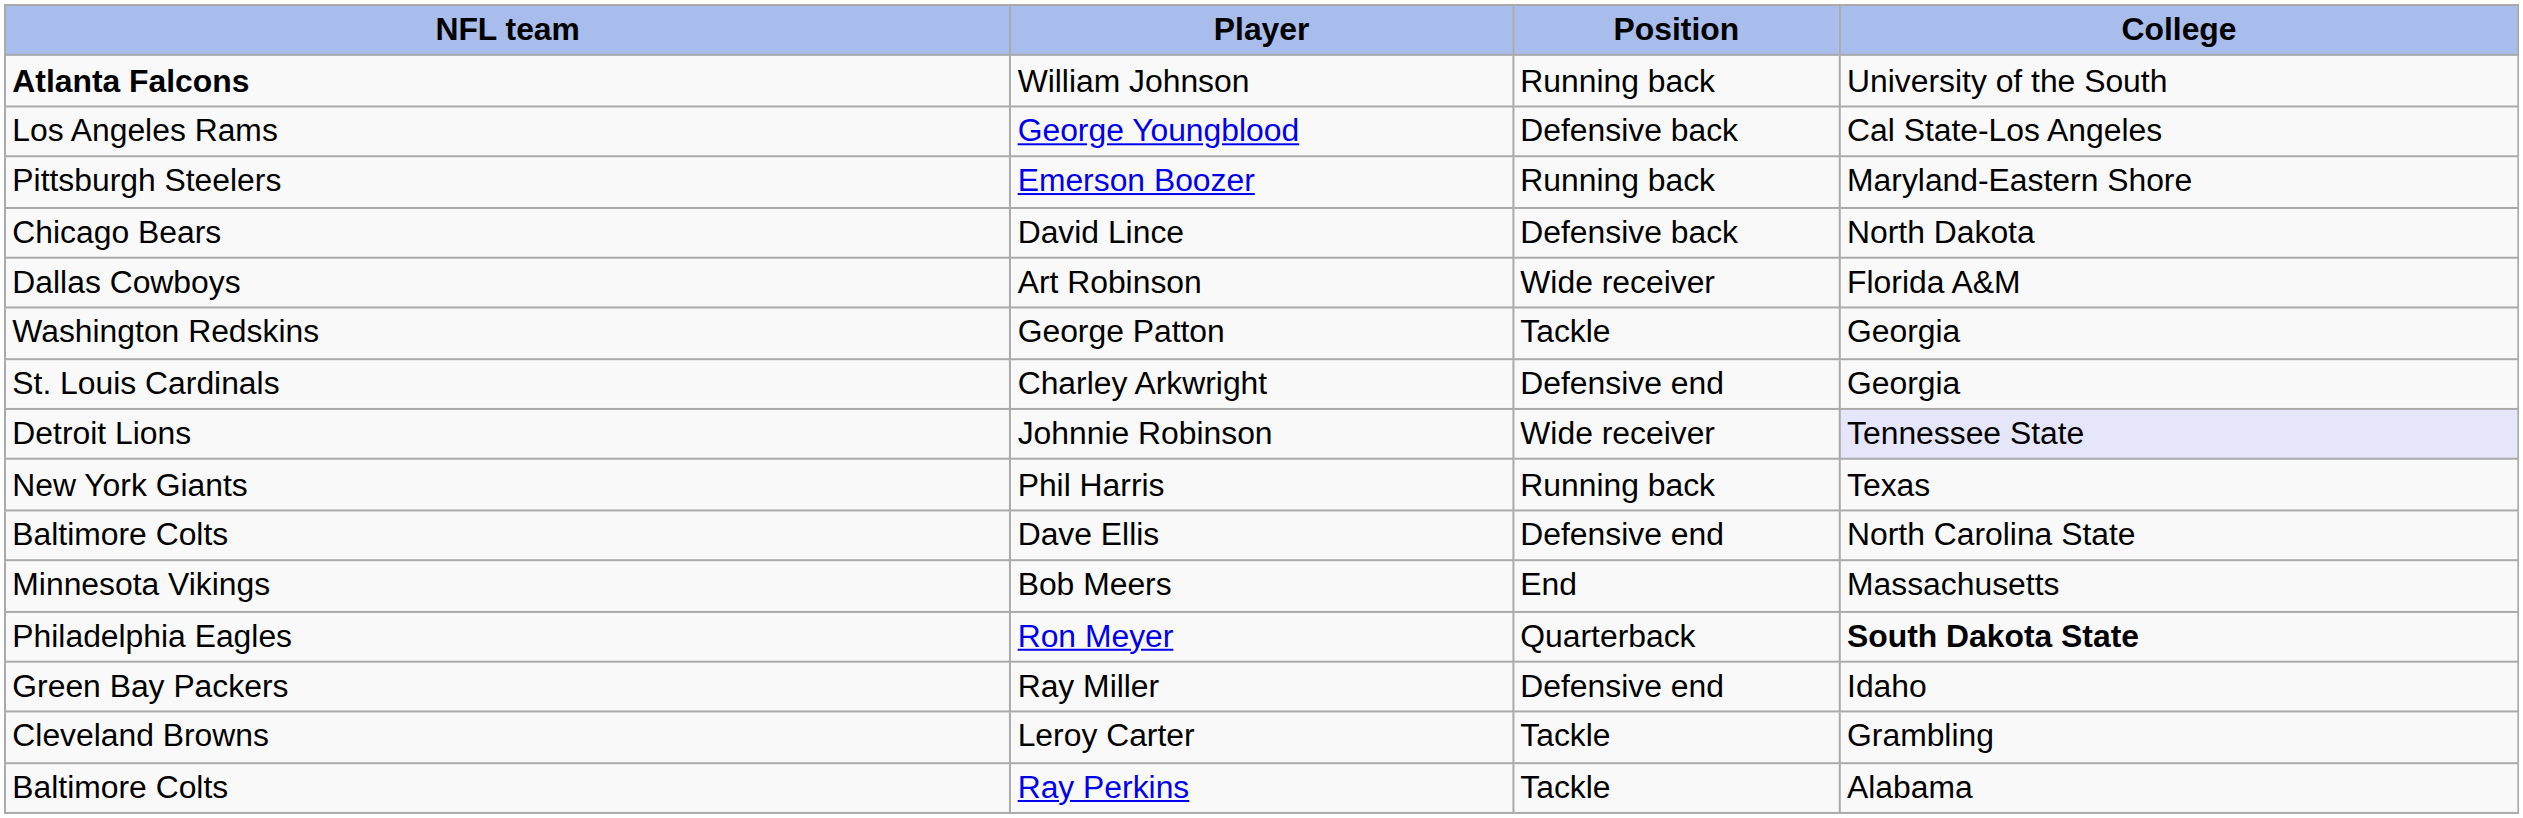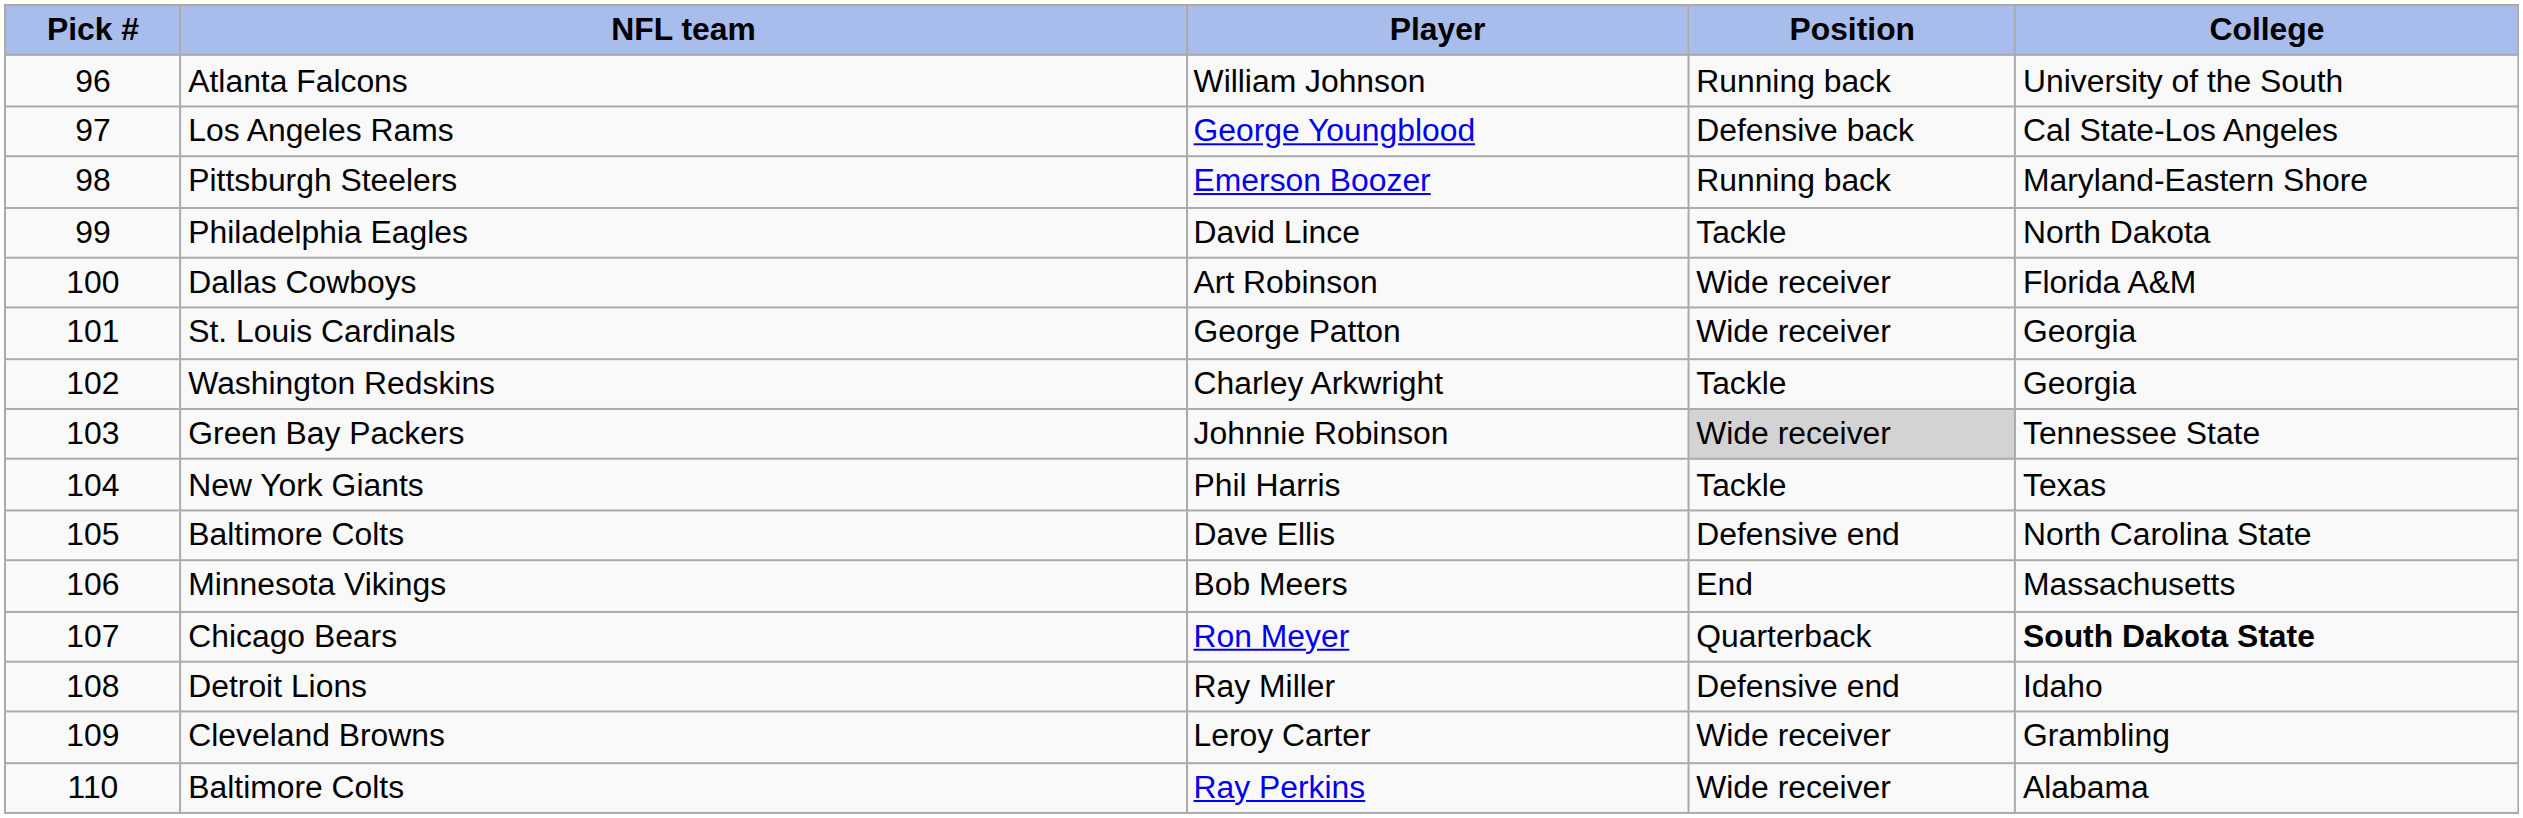+ column: (93, 29)
(131, 80) bold -> (298, 80) normal
(117, 231) Chicago Bears -> (328, 231) Philadelphia Eagles
(1629, 231) Defensive back -> (1741, 231) Tackle
(166, 332) Washington Redskins -> (322, 332) St. Louis Cardinals
(1565, 332) Tackle -> (1794, 332) Wide receiver
(146, 383) St. Louis Cardinals -> (342, 383) Washington Redskins
(1622, 383) Defensive end -> (1741, 383) Tackle
(102, 433) Detroit Lions -> (326, 433) Green Bay Packers
(1618, 433) no background -> (1794, 433) lightgrey background
(1966, 433) lavender background -> (2142, 433) no background
(1618, 484) Running back -> (1741, 484) Tackle
(152, 635) Philadelphia Eagles -> (293, 635) Chicago Bears
(150, 686) Green Bay Packers -> (278, 686) Detroit Lions
(1565, 736) Tackle -> (1794, 736) Wide receiver
(1565, 787) Tackle -> (1794, 787) Wide receiver
